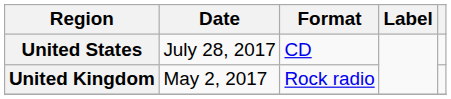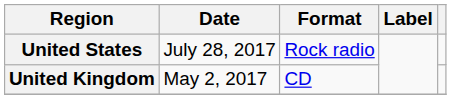(298, 49) CD -> (330, 49) Rock radio
(330, 79) Rock radio -> (298, 79) CD
